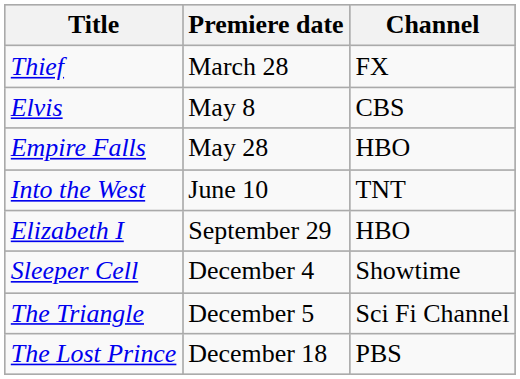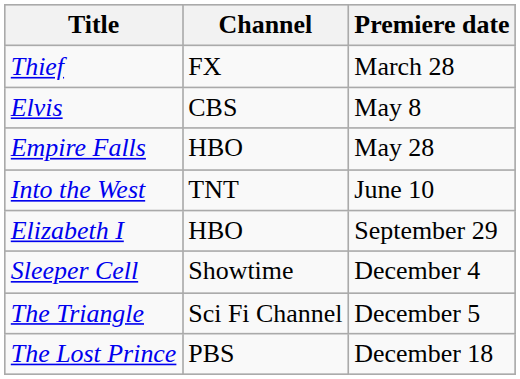columns swapped: (433, 25) <-> (266, 25)
